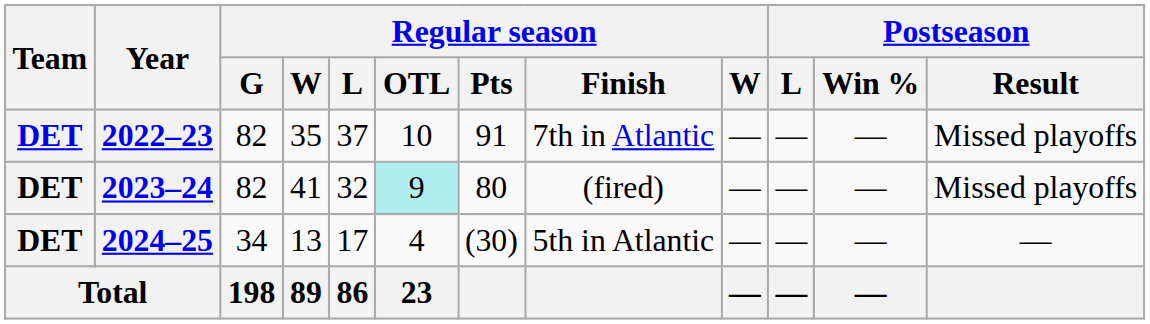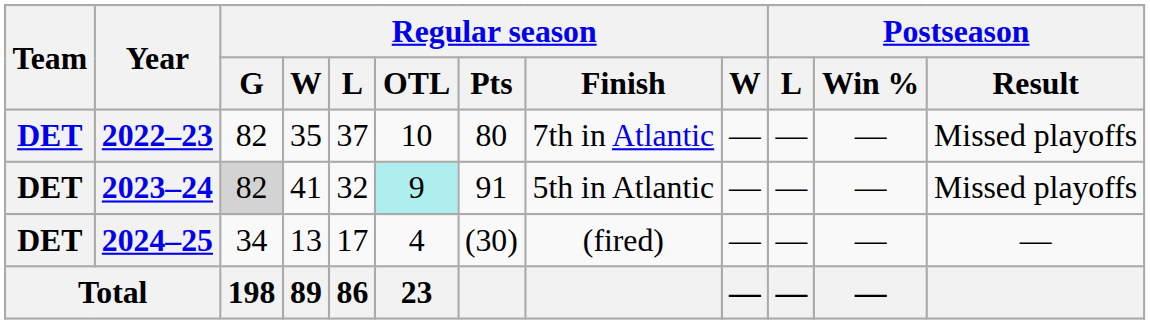(491, 135) 91 -> (491, 135) 80
(252, 188) no background -> (252, 188) lightgrey background
(491, 188) 80 -> (491, 188) 91
(623, 188) (fired) -> (623, 188) 5th in Atlantic
(623, 240) 5th in Atlantic -> (623, 240) (fired)
